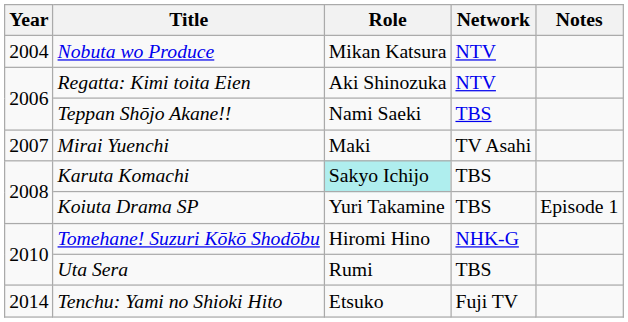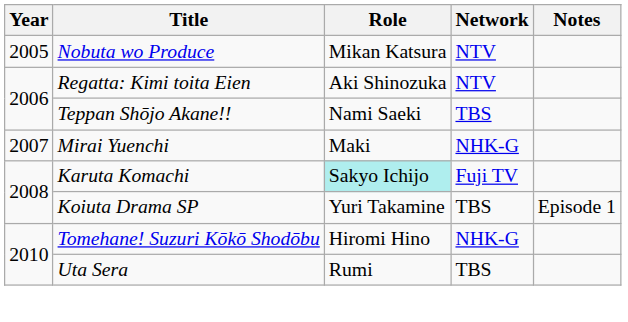(29, 51) 2004 -> (29, 51) 2005
(493, 144) TV Asahi -> (487, 144) NHK-G
(474, 176) TBS -> (487, 176) Fuji TV
- row: (170, 301)
